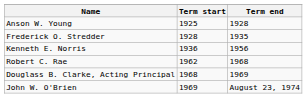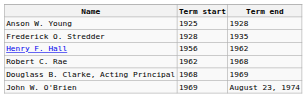- row: (46, 49)
+ row: (37, 49)
